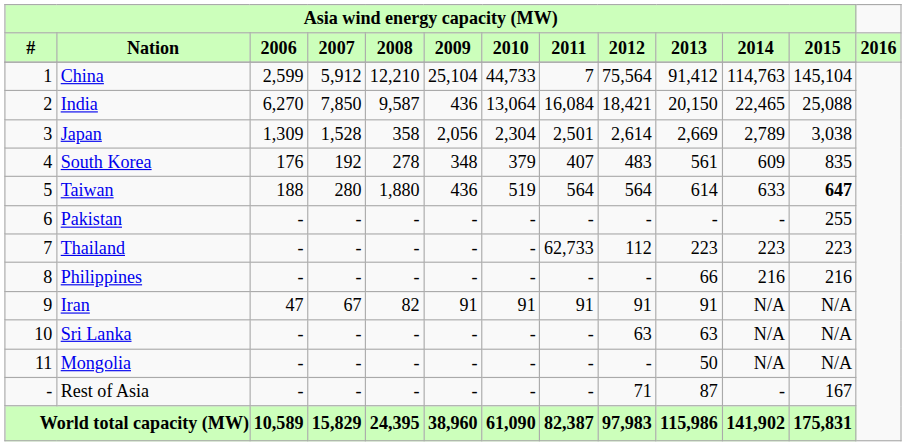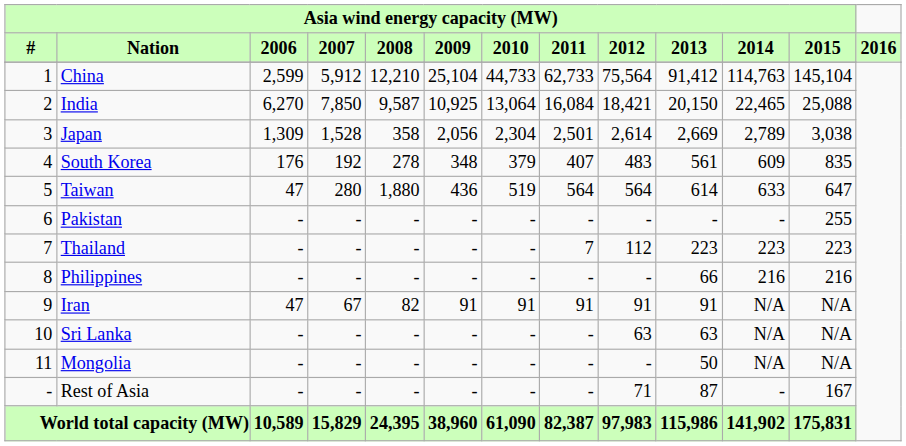(589, 76) 7 -> (569, 76) 62,733
(464, 104) 436 -> (453, 104) 10,925
(290, 190) 188 -> (294, 190) 47
(839, 190) bold -> (839, 190) normal
(569, 248) 62,733 -> (589, 248) 7
